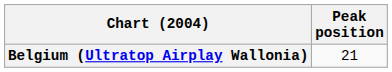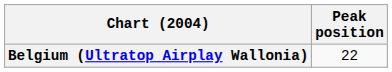(349, 56) 21 -> (349, 56) 22
